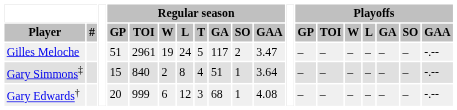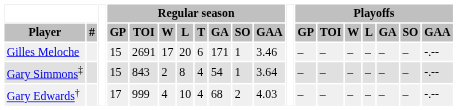(116, 51) 51 -> (116, 51) 15
(144, 51) 2961 -> (144, 51) 2691
(168, 51) 19 -> (168, 51) 17
(185, 51) 24 -> (185, 51) 20
(200, 51) 5 -> (200, 51) 6
(220, 51) 117 -> (220, 51) 171
(238, 51) 2 -> (238, 51) 1
(267, 51) 3.47 -> (267, 51) 3.46
(141, 72) 840 -> (141, 72) 843
(217, 72) 51 -> (217, 72) 54
(116, 95) 20 -> (116, 95) 17
(165, 95) 6 -> (165, 95) 4
(185, 95) 12 -> (185, 95) 10
(200, 95) 3 -> (200, 95) 4
(238, 95) 1 -> (238, 95) 2
(267, 95) 4.08 -> (267, 95) 4.03
